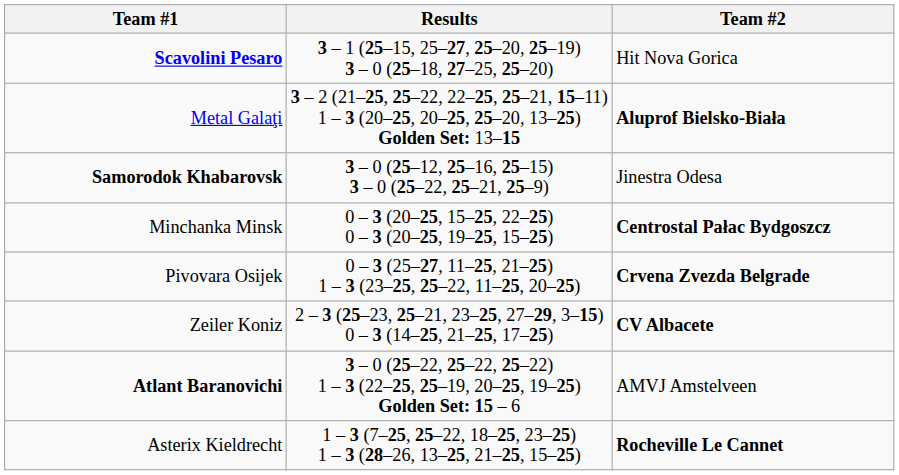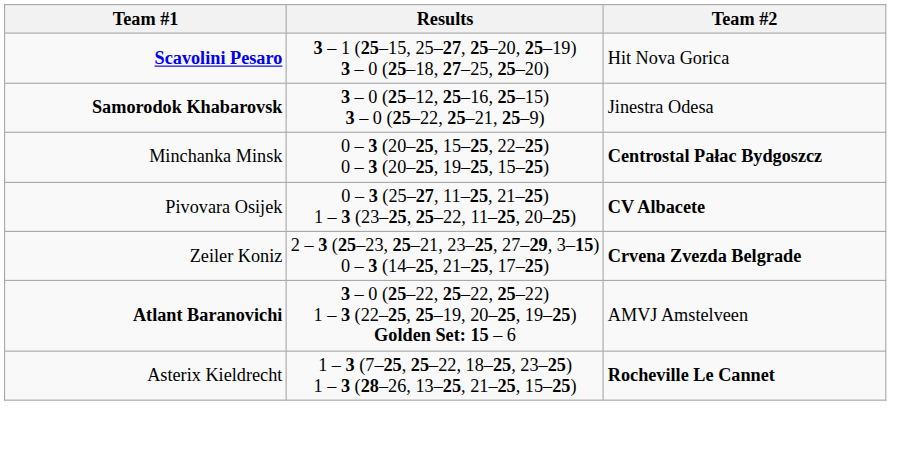- row: (237, 117)
(713, 276) Crvena Zvezda Belgrade -> (656, 206) CV Albacete
(665, 325) CV Albacete -> (704, 255) Crvena Zvezda Belgrade
